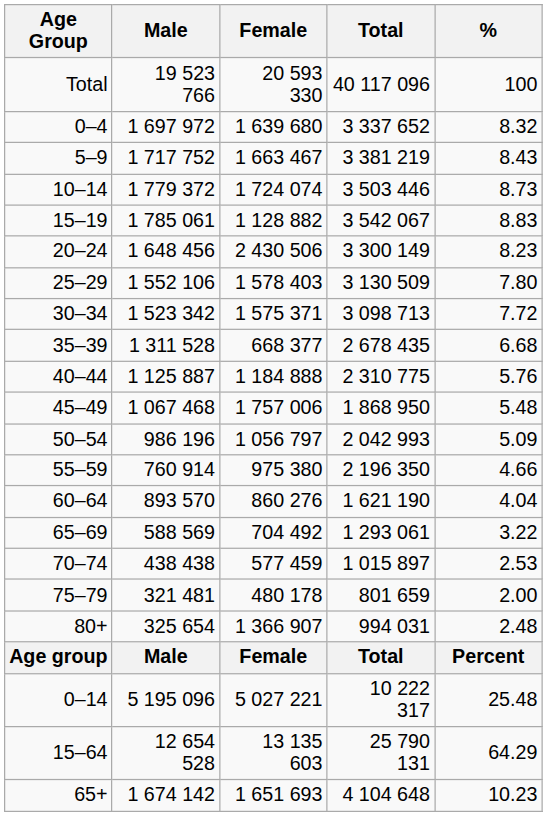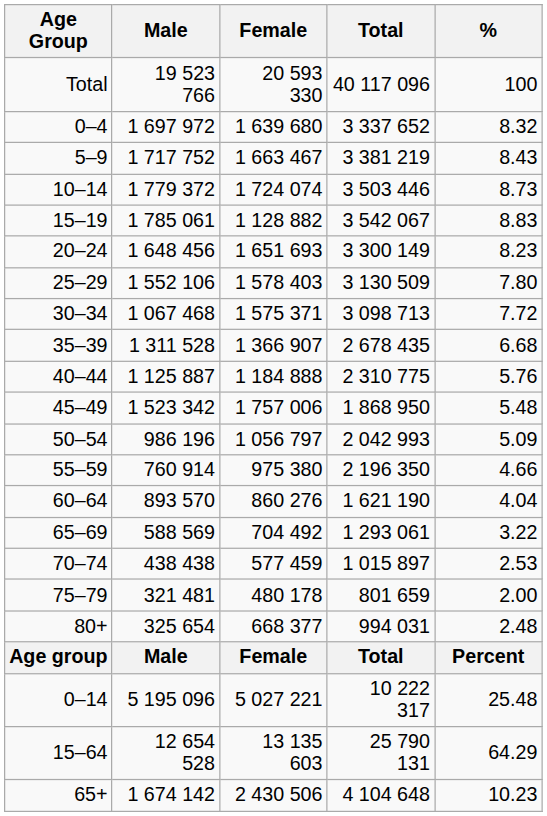(279, 251) 2 430 506 -> (279, 251) 1 651 693
(171, 314) 1 523 342 -> (171, 314) 1 067 468
(287, 345) 668 377 -> (279, 345) 1 366 907
(171, 407) 1 067 468 -> (171, 407) 1 523 342
(279, 626) 1 366 907 -> (287, 626) 668 377
(279, 795) 1 651 693 -> (279, 795) 2 430 506
